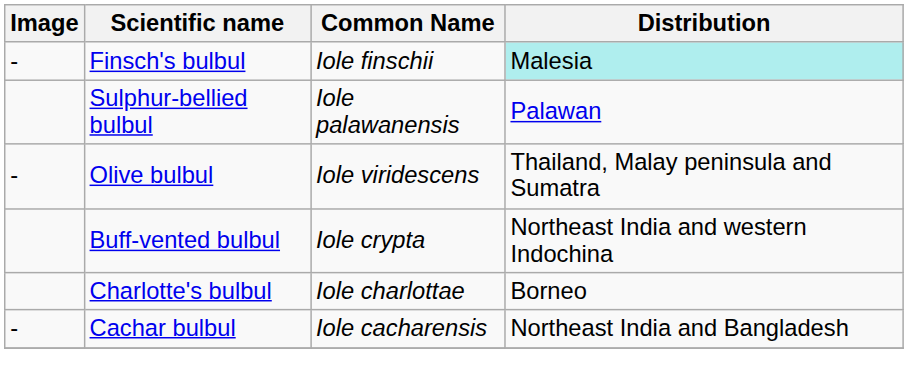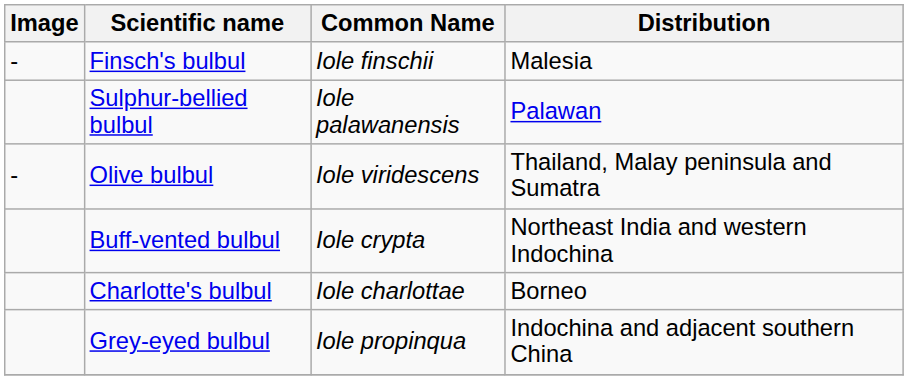(551, 60) paleturquoise background -> (551, 60) no background
- row: (163, 328)
+ row: (180, 341)
